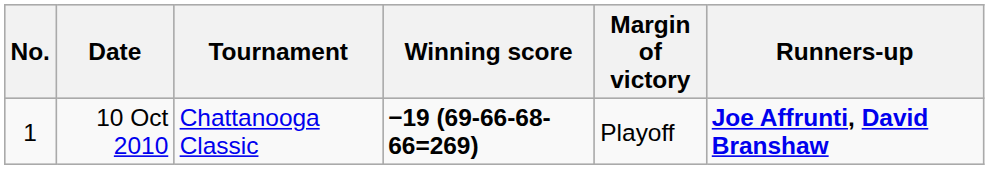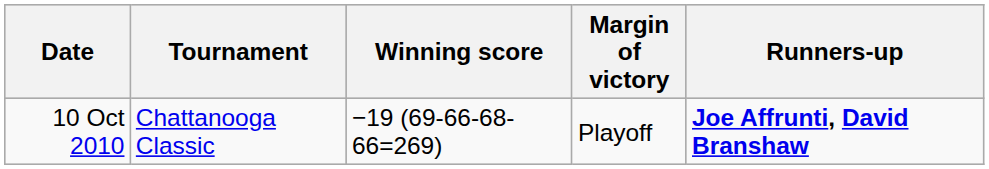- column: (30, 52)
(469, 132) bold -> (433, 132) normal
